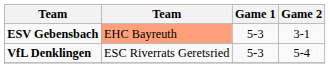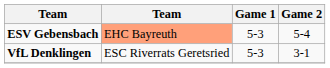(302, 33) 3-1 -> (302, 33) 5-4
(302, 53) 5-4 -> (302, 53) 3-1
